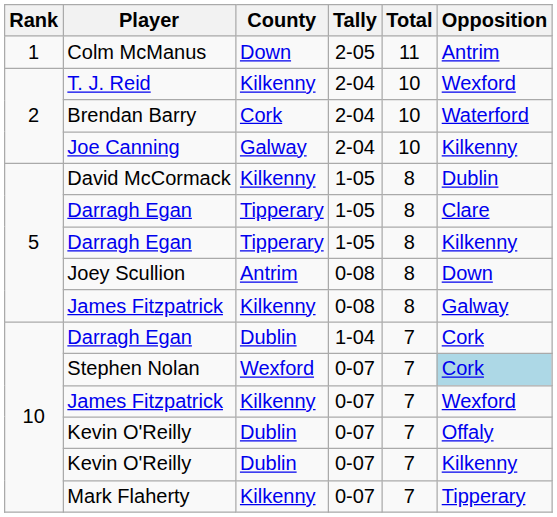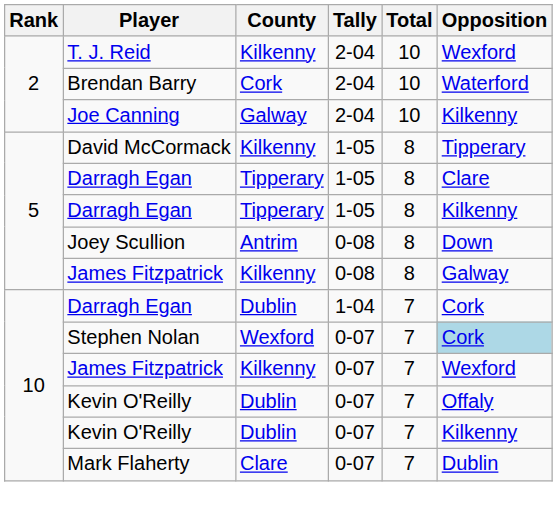- row: (137, 52)
(470, 178) Dublin -> (484, 147) Tipperary
(278, 496) Kilkenny -> (264, 464) Clare
(484, 496) Tipperary -> (470, 464) Dublin
